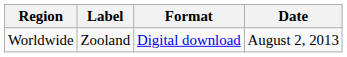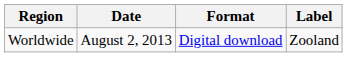columns swapped: (293, 16) <-> (105, 16)
